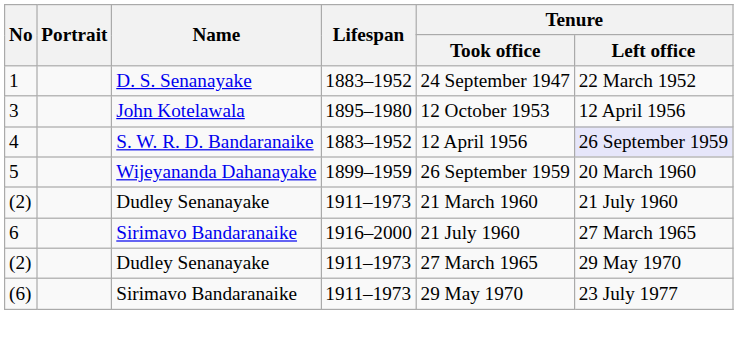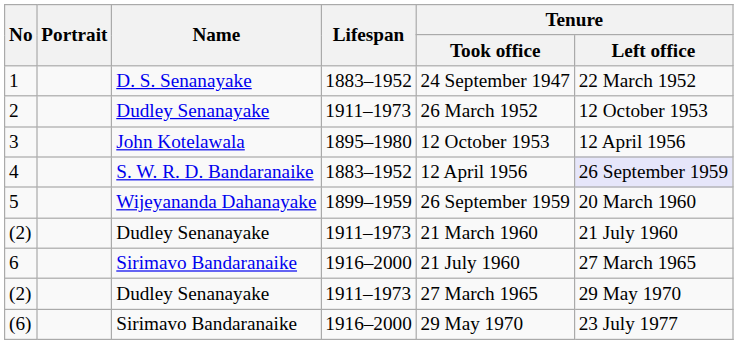+ row: (14, 111)
(368, 293) 1911–1973 -> (369, 324) 1916–2000
